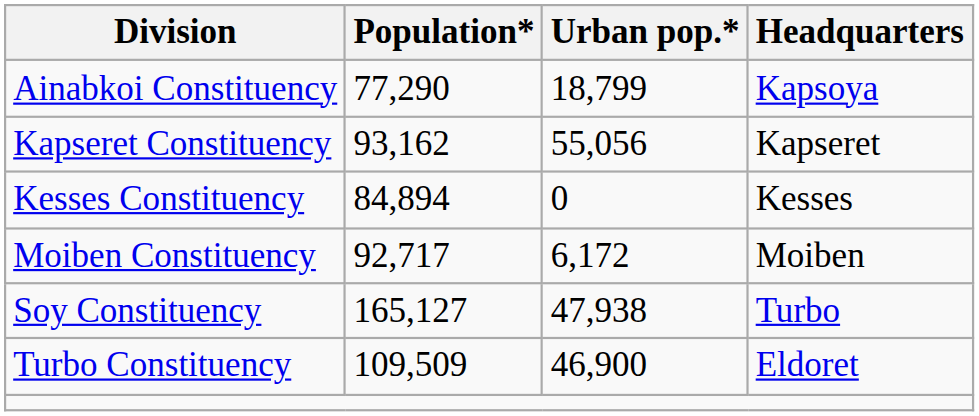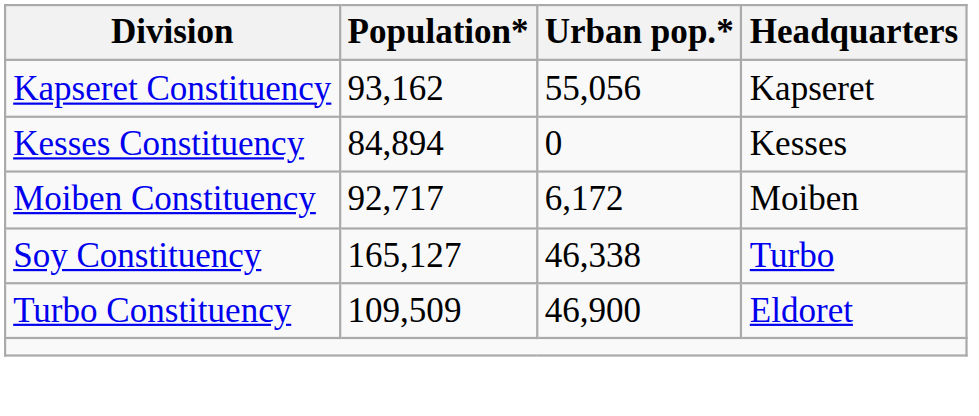- row: (175, 87)
(599, 310) 47,938 -> (593, 254) 46,338
